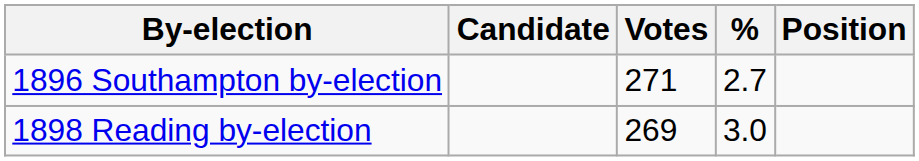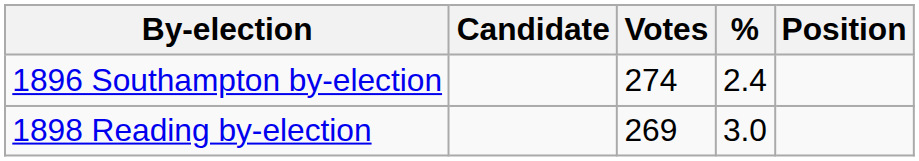(651, 79) 271 -> (651, 79) 274
(745, 79) 2.7 -> (745, 79) 2.4
